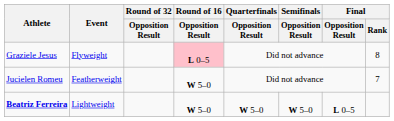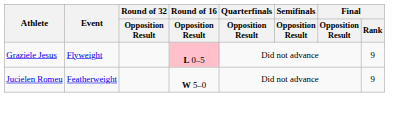(377, 55) 8 -> (373, 55) 9
(377, 80) 7 -> (373, 80) 9
- row: (37, 104)
